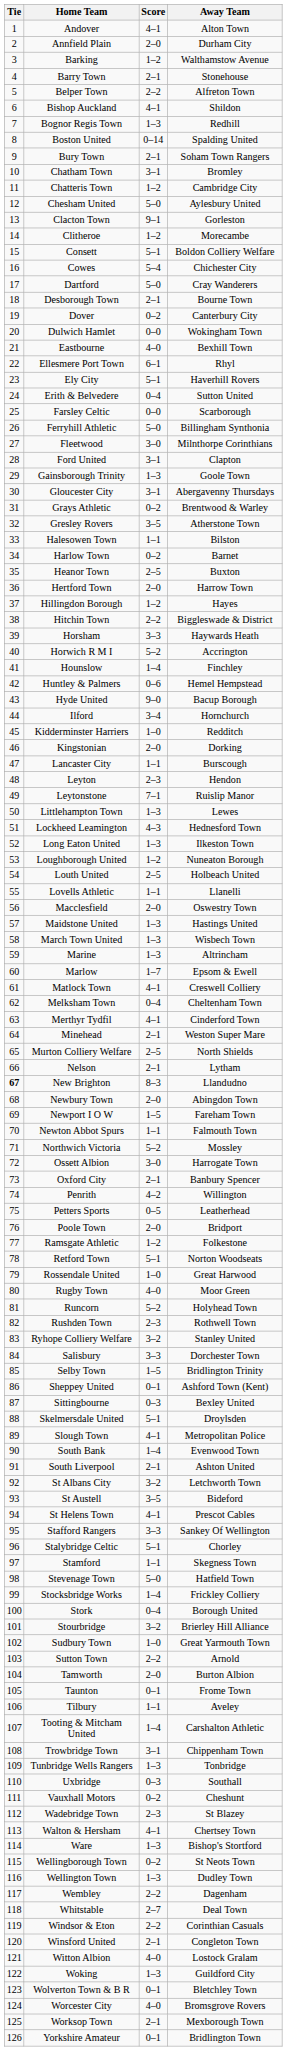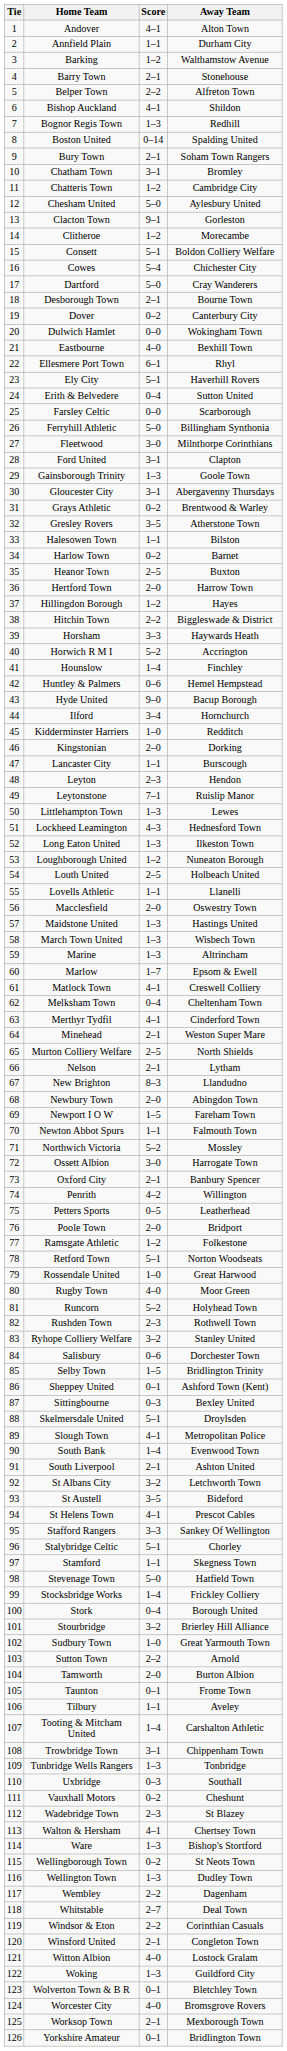(153, 44) 2–0 -> (153, 44) 1–1
(14, 1083) bold -> (14, 1083) normal
(153, 1355) 3–3 -> (153, 1355) 0–6
